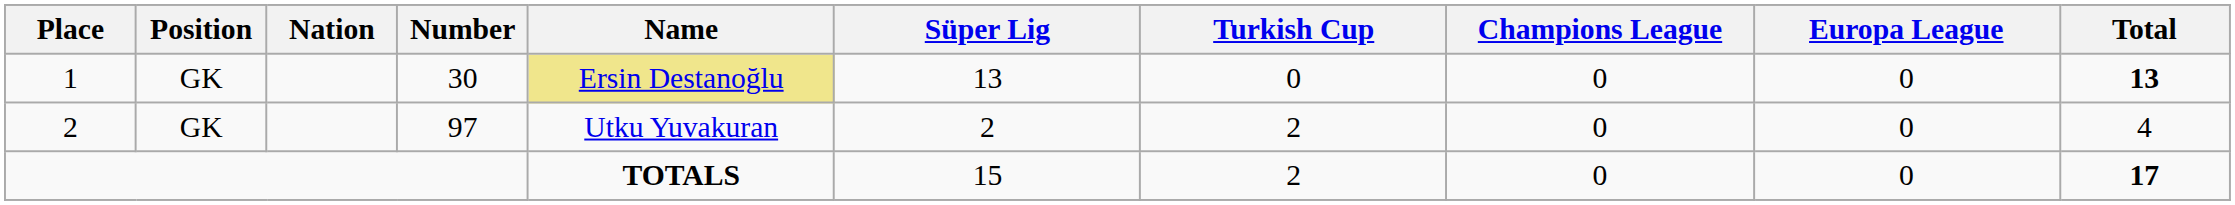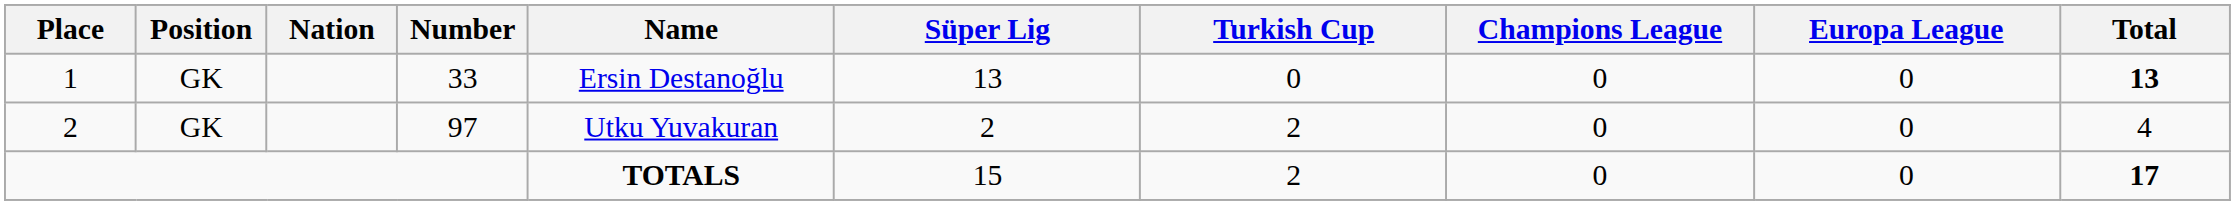(463, 77) 30 -> (463, 77) 33
(681, 77) khaki background -> (681, 77) no background
